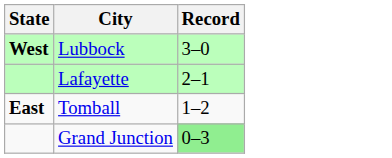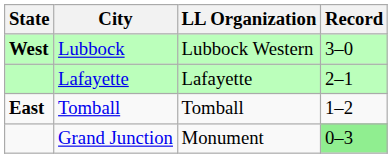+ column: (249, 19)
